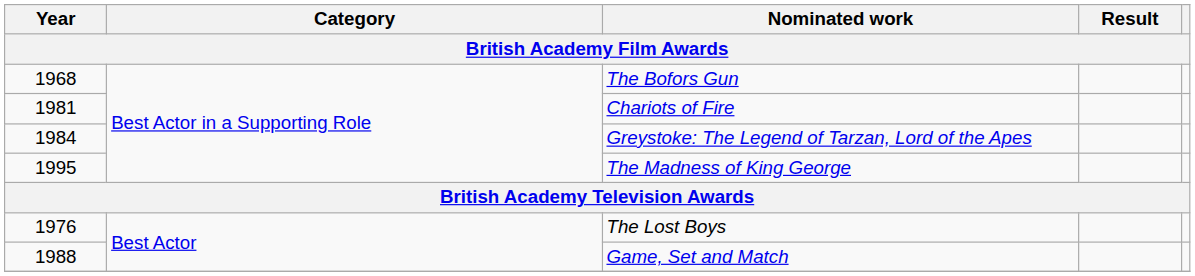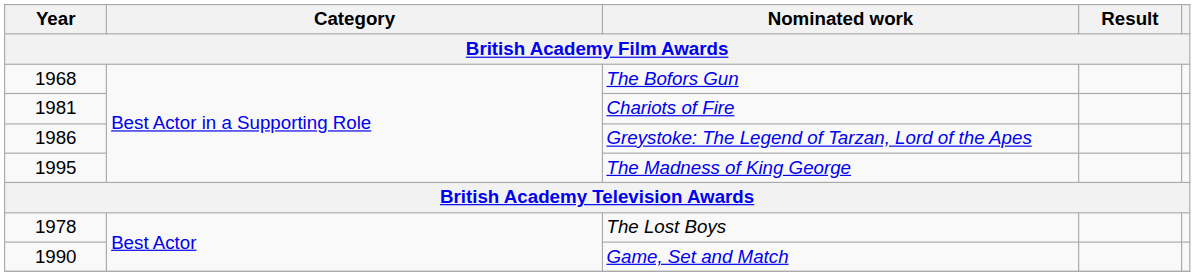(56, 138) 1984 -> (56, 138) 1986
(56, 227) 1976 -> (56, 227) 1978
(56, 256) 1988 -> (56, 256) 1990
